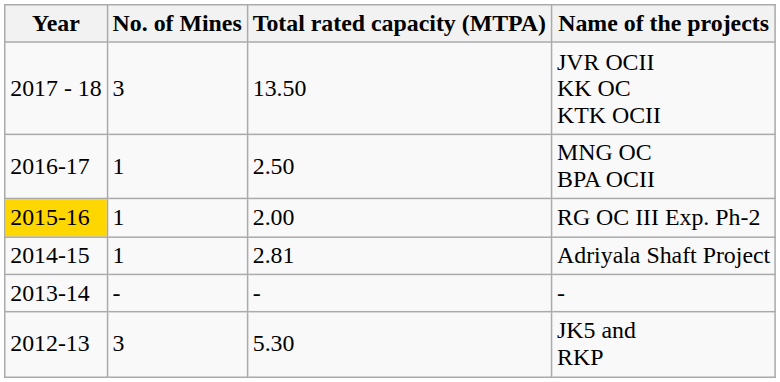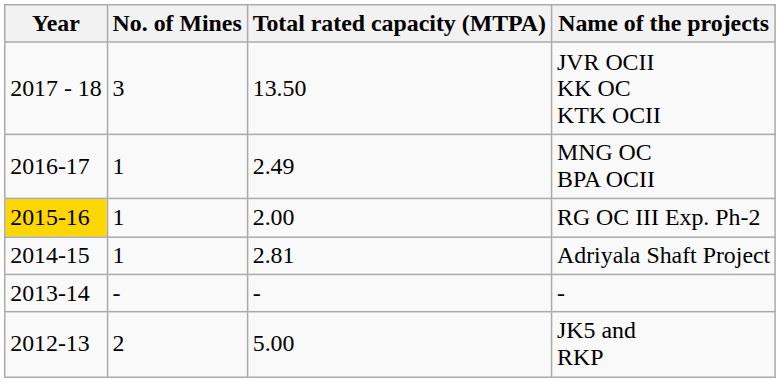(274, 166) 2.50 -> (274, 166) 2.49
(119, 344) 3 -> (119, 344) 2
(274, 344) 5.30 -> (274, 344) 5.00
